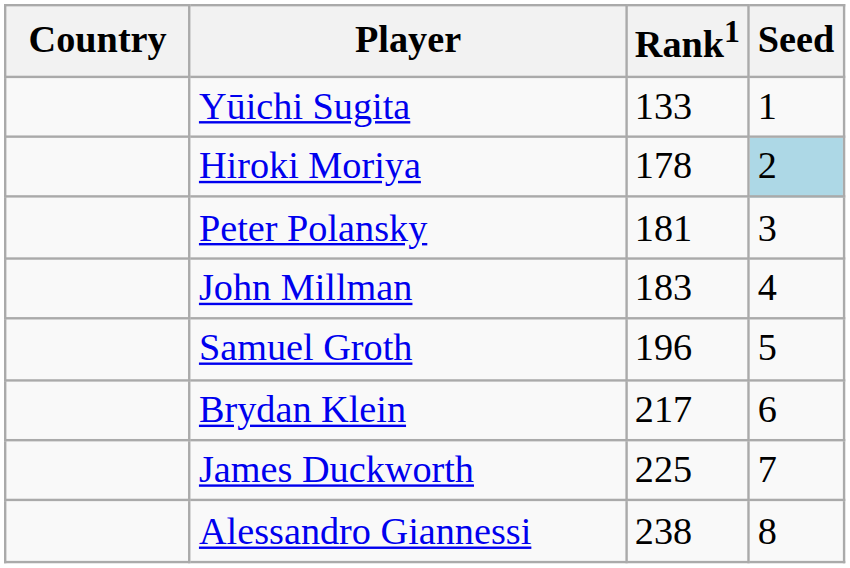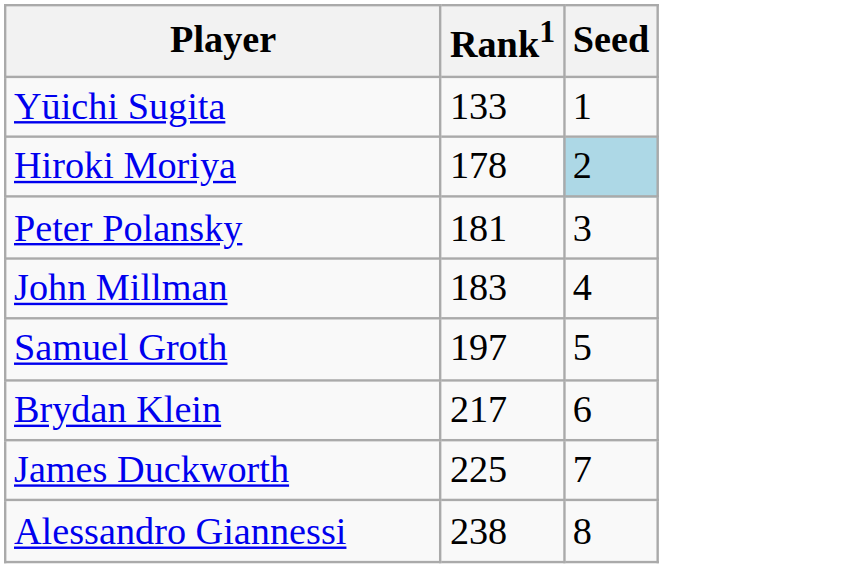- column: (98, 39)
(663, 348) 196 -> (479, 348) 197
